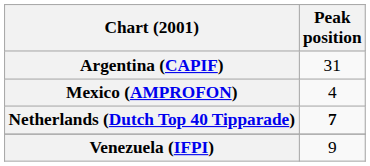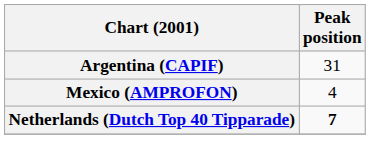- row: (152, 147)
